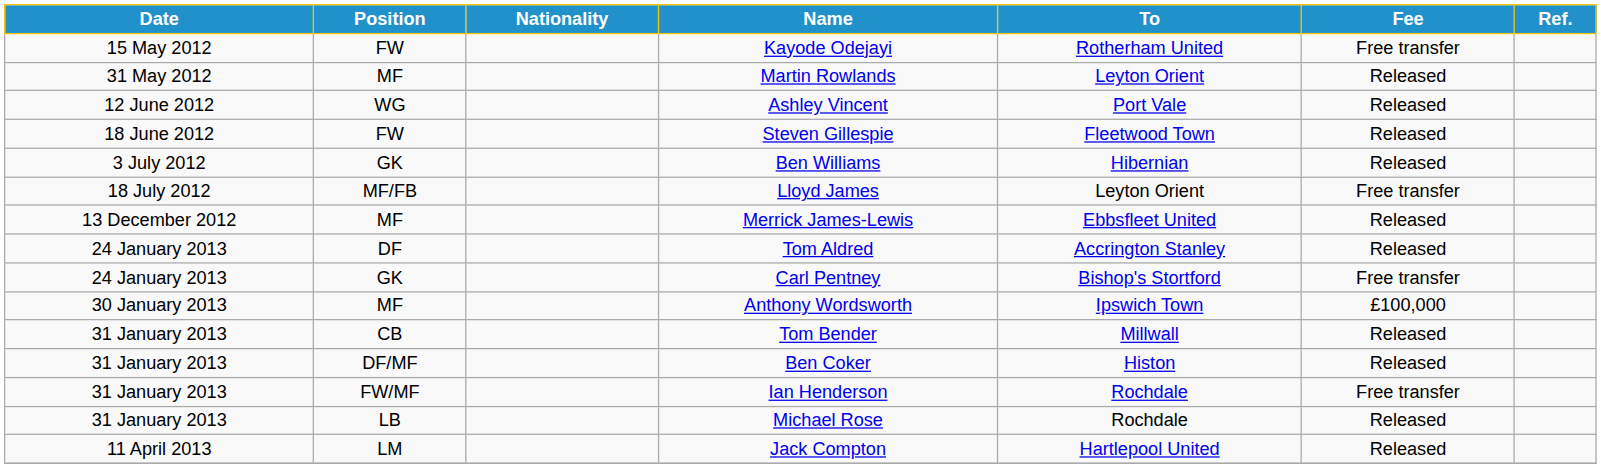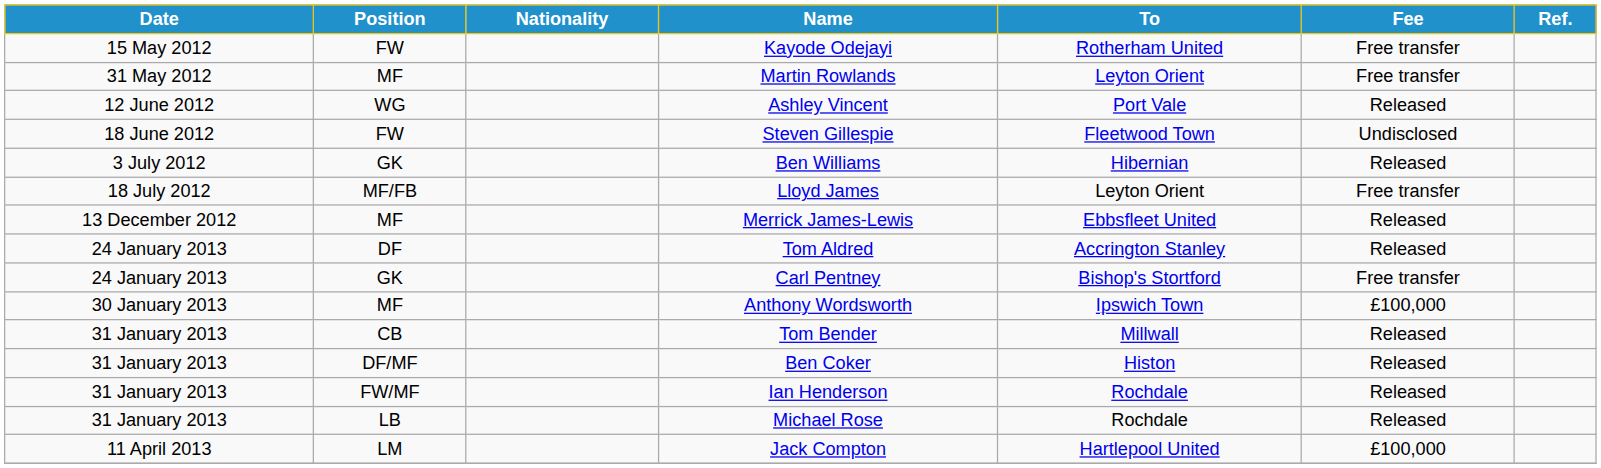(1408, 77) Released -> (1408, 77) Free transfer
(1408, 134) Released -> (1408, 134) Undisclosed
(1408, 392) Free transfer -> (1408, 392) Released
(1408, 449) Released -> (1408, 449) £100,000
